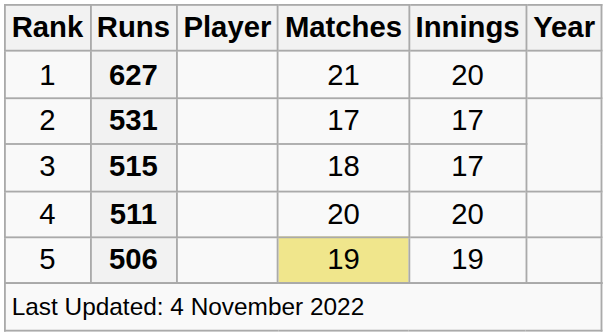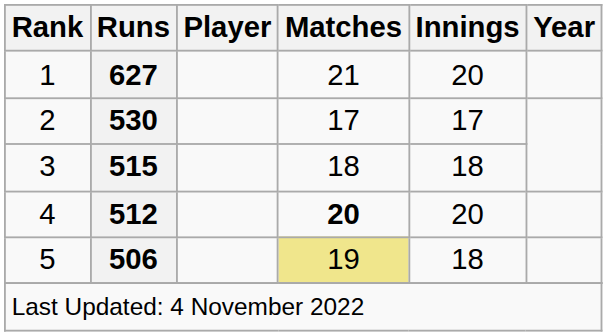(133, 120) 531 -> (133, 120) 530
(468, 167) 17 -> (468, 167) 18
(133, 213) 511 -> (133, 213) 512
(343, 213) normal -> (343, 213) bold
(468, 259) 19 -> (468, 259) 18
